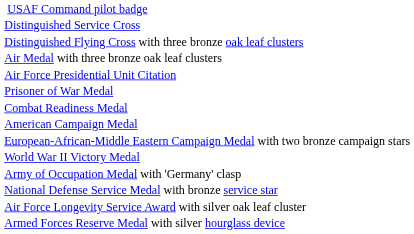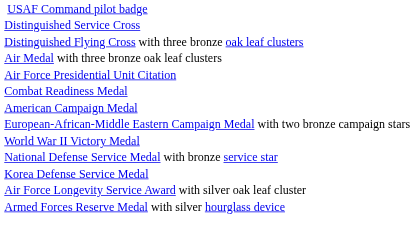- row: (59, 91)
- row: (123, 174)
+ row: (76, 174)
